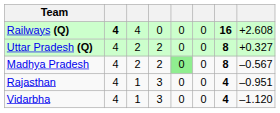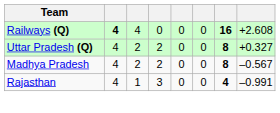(182, 64) lightgreen background -> (182, 64) no background
(256, 82) –0.951 -> (256, 82) –0.991
- row: (29, 99)
